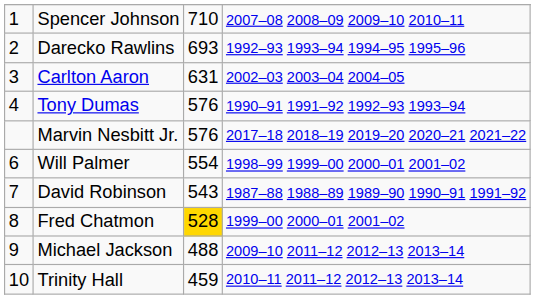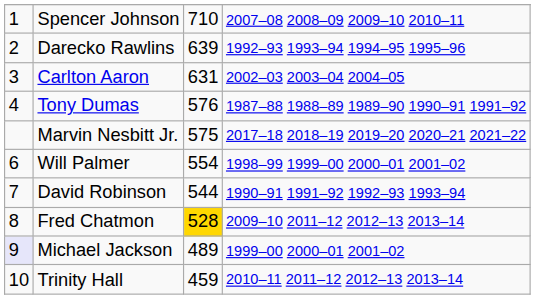(203, 47) 693 -> (203, 47) 639
(346, 106) 1990–91 1991–92 1992–93 1993–94 -> (376, 106) 1987–88 1988–89 1989–90 1990–91 1991–92
(203, 134) 576 -> (203, 134) 575
(203, 192) 543 -> (203, 192) 544
(376, 193) 1987–88 1988–89 1989–90 1990–91 1991–92 -> (346, 193) 1990–91 1991–92 1992–93 1993–94
(315, 222) 1999–00 2000–01 2001–02 -> (345, 222) 2009–10 2011–12 2012–13 2013–14
(14, 250) no background -> (14, 250) lavender background
(203, 250) 488 -> (203, 250) 489
(345, 250) 2009–10 2011–12 2012–13 2013–14 -> (315, 250) 1999–00 2000–01 2001–02
